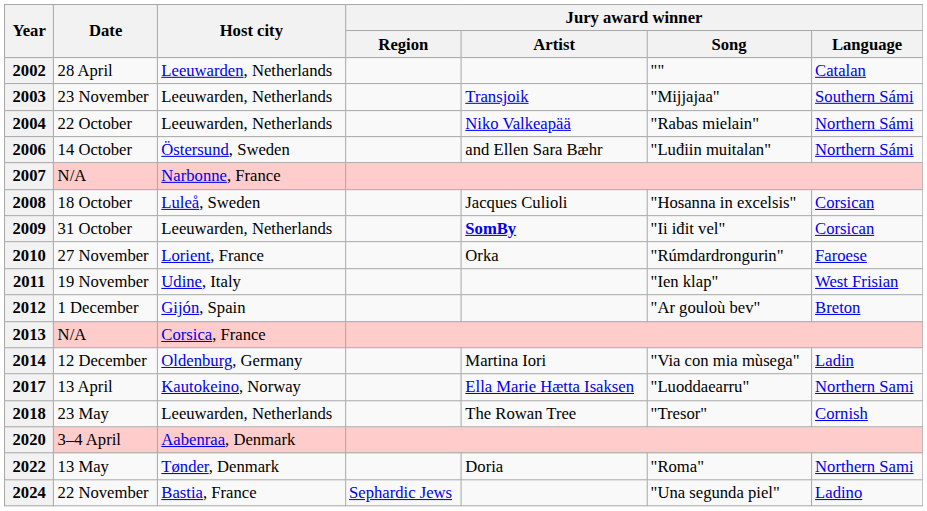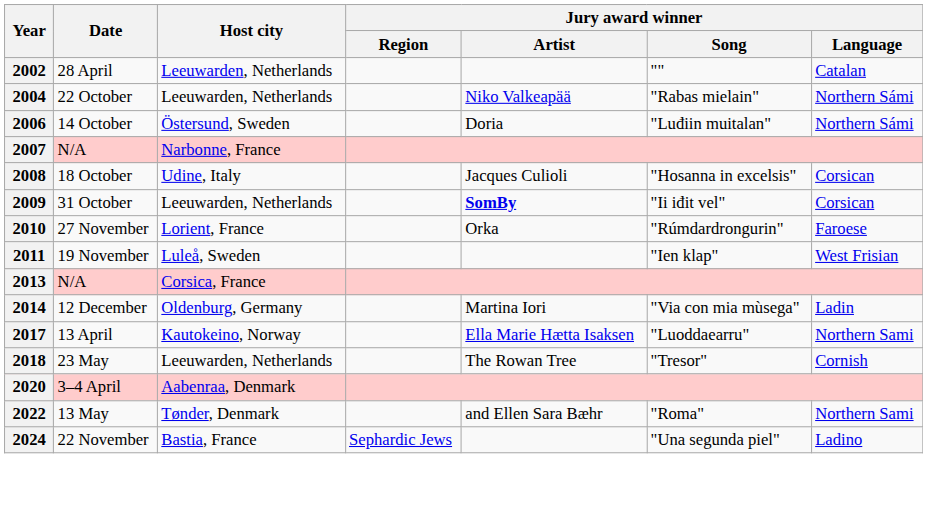- row: (29, 96)
(534, 149) and Ellen Sara Bæhr -> (484, 123) Doria
(211, 202) Luleå, Sweden -> (201, 176) Udine, Italy
(201, 281) Udine, Italy -> (211, 255) Luleå, Sweden
- row: (29, 307)
(484, 466) Doria -> (534, 413) and Ellen Sara Bæhr
